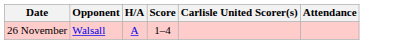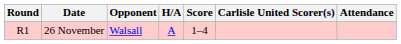+ column: (23, 13)
